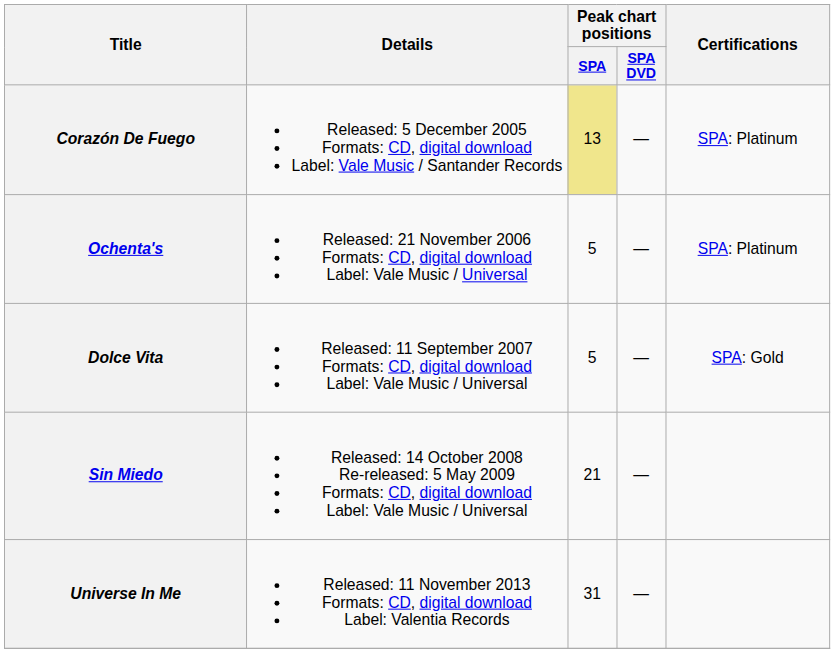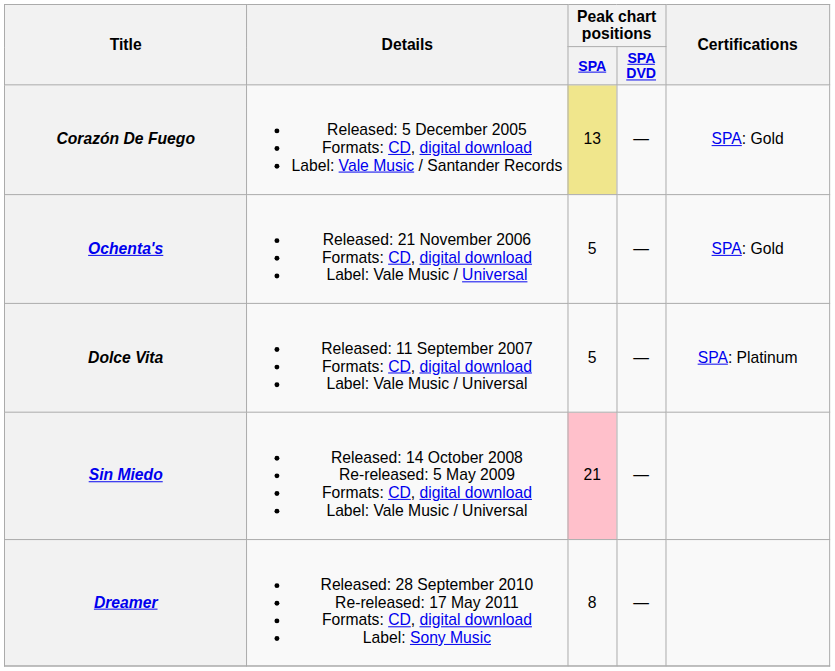(748, 139) SPA: Platinum -> (748, 139) SPA: Gold
(748, 248) SPA: Platinum -> (748, 248) SPA: Gold
(748, 357) SPA: Gold -> (748, 357) SPA: Platinum
(592, 475) no background -> (592, 475) pink background
+ row: (126, 602)
- row: (126, 593)
